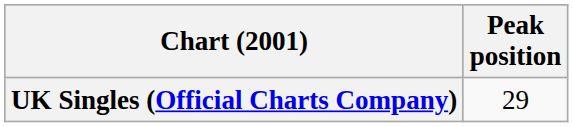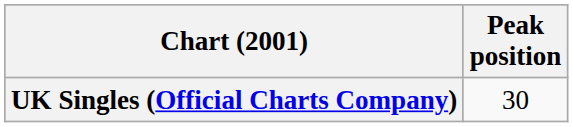(516, 99) 29 -> (516, 99) 30
